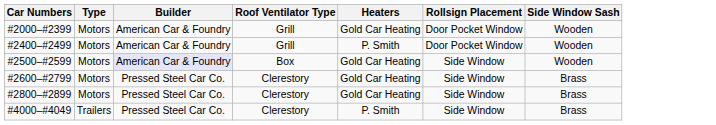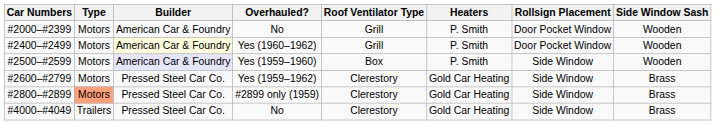+ column: (277, 12)
(380, 29) Gold Car Heating -> (469, 29) P. Smith
(173, 45) no background -> (173, 45) lightyellow background
(380, 62) Gold Car Heating -> (469, 62) P. Smith
(94, 95) no background -> (94, 95) lightsalmon background
(380, 111) P. Smith -> (469, 111) Gold Car Heating
